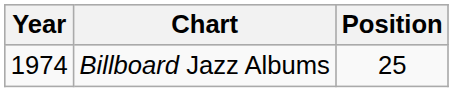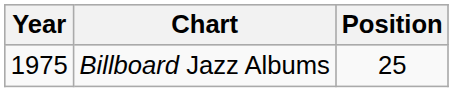(39, 65) 1974 -> (39, 65) 1975
